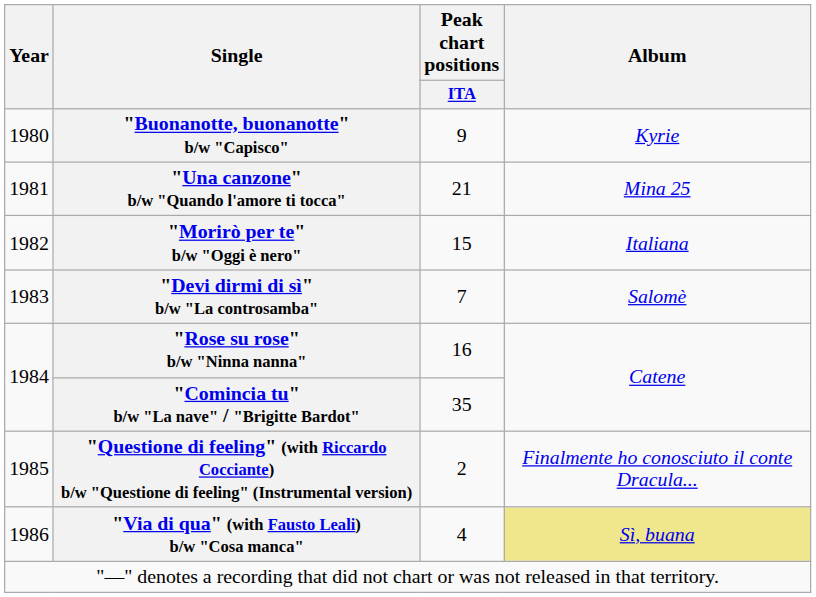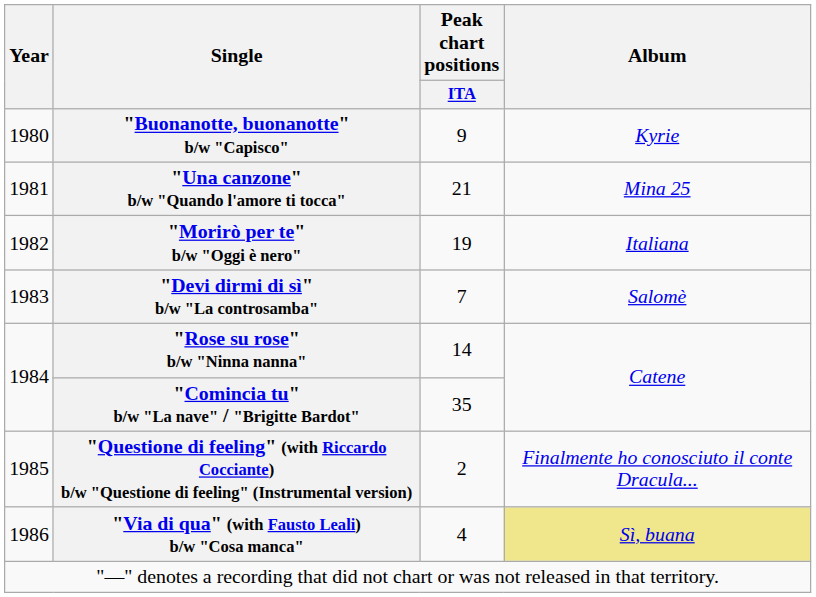(462, 242) 15 -> (462, 242) 19
(462, 350) 16 -> (462, 350) 14
